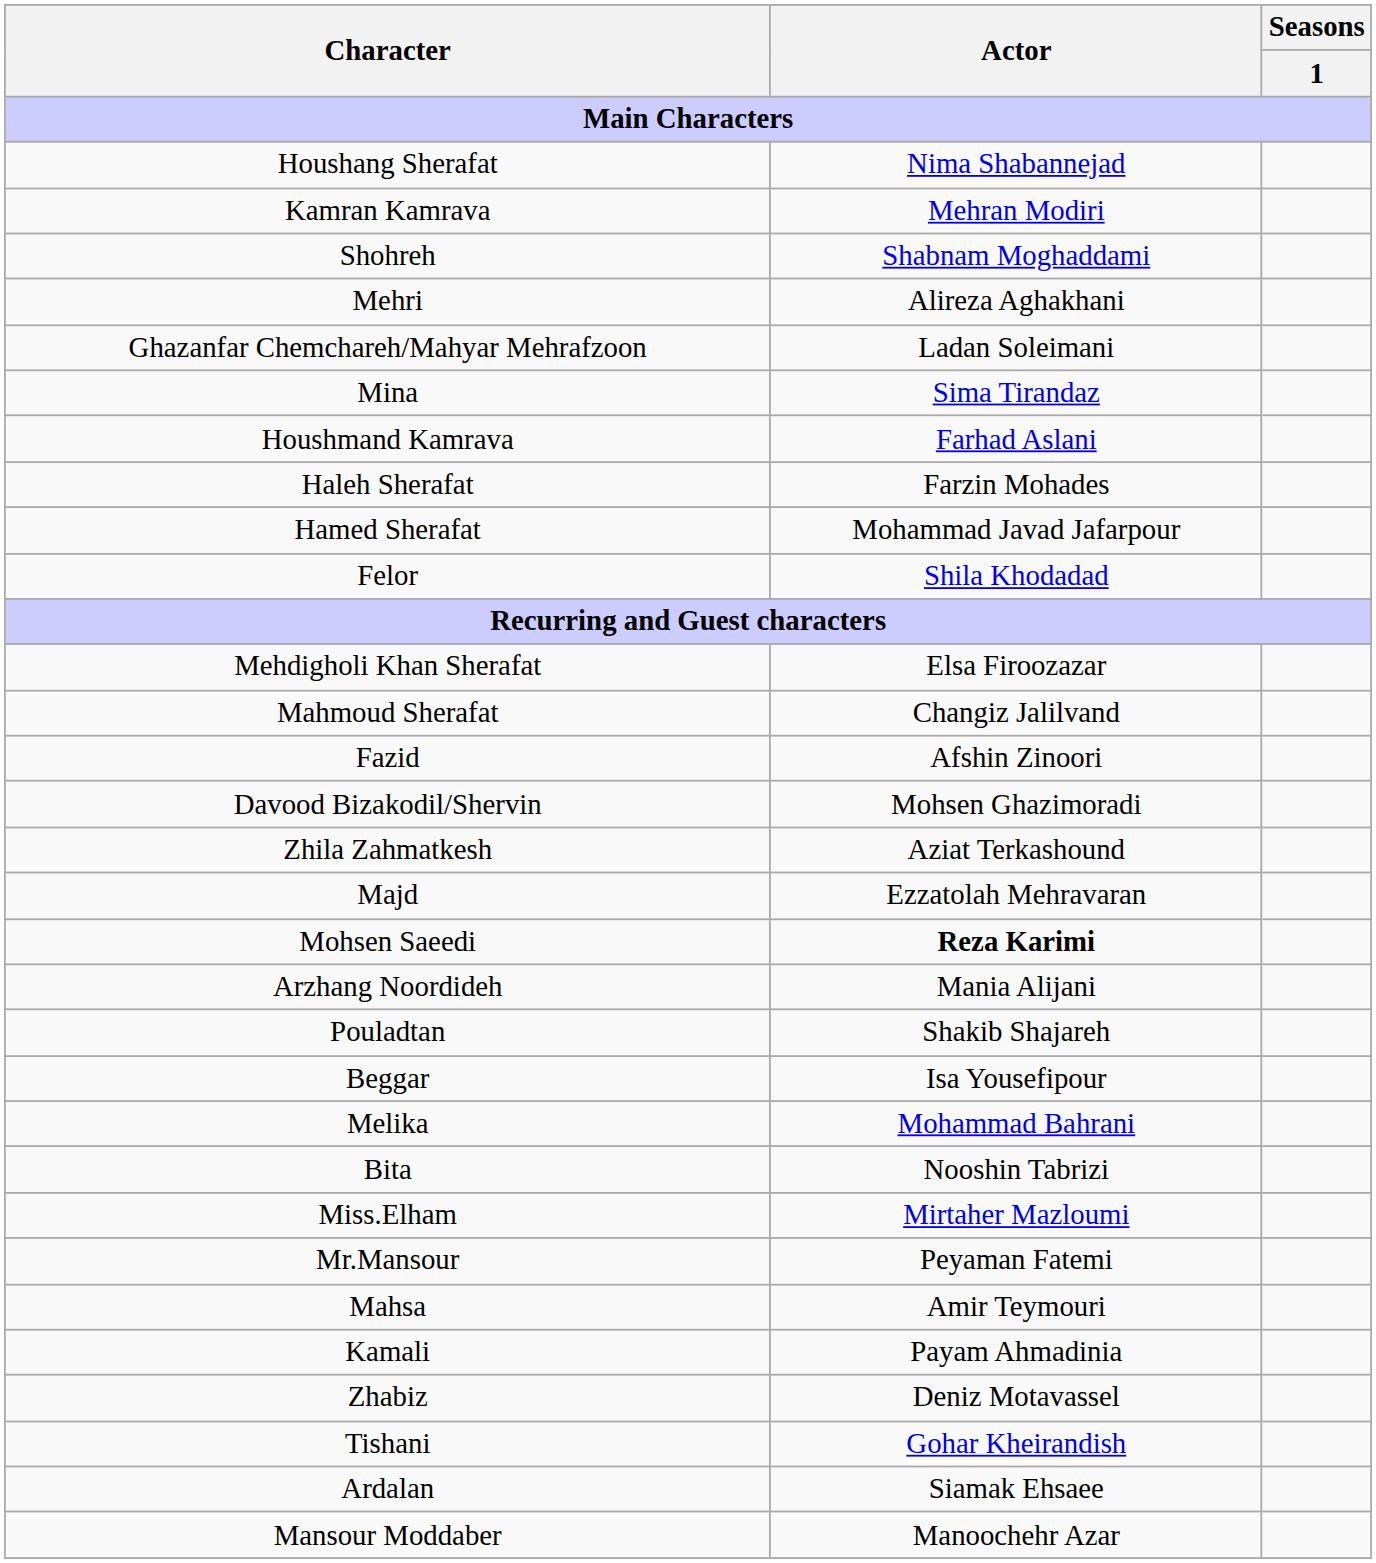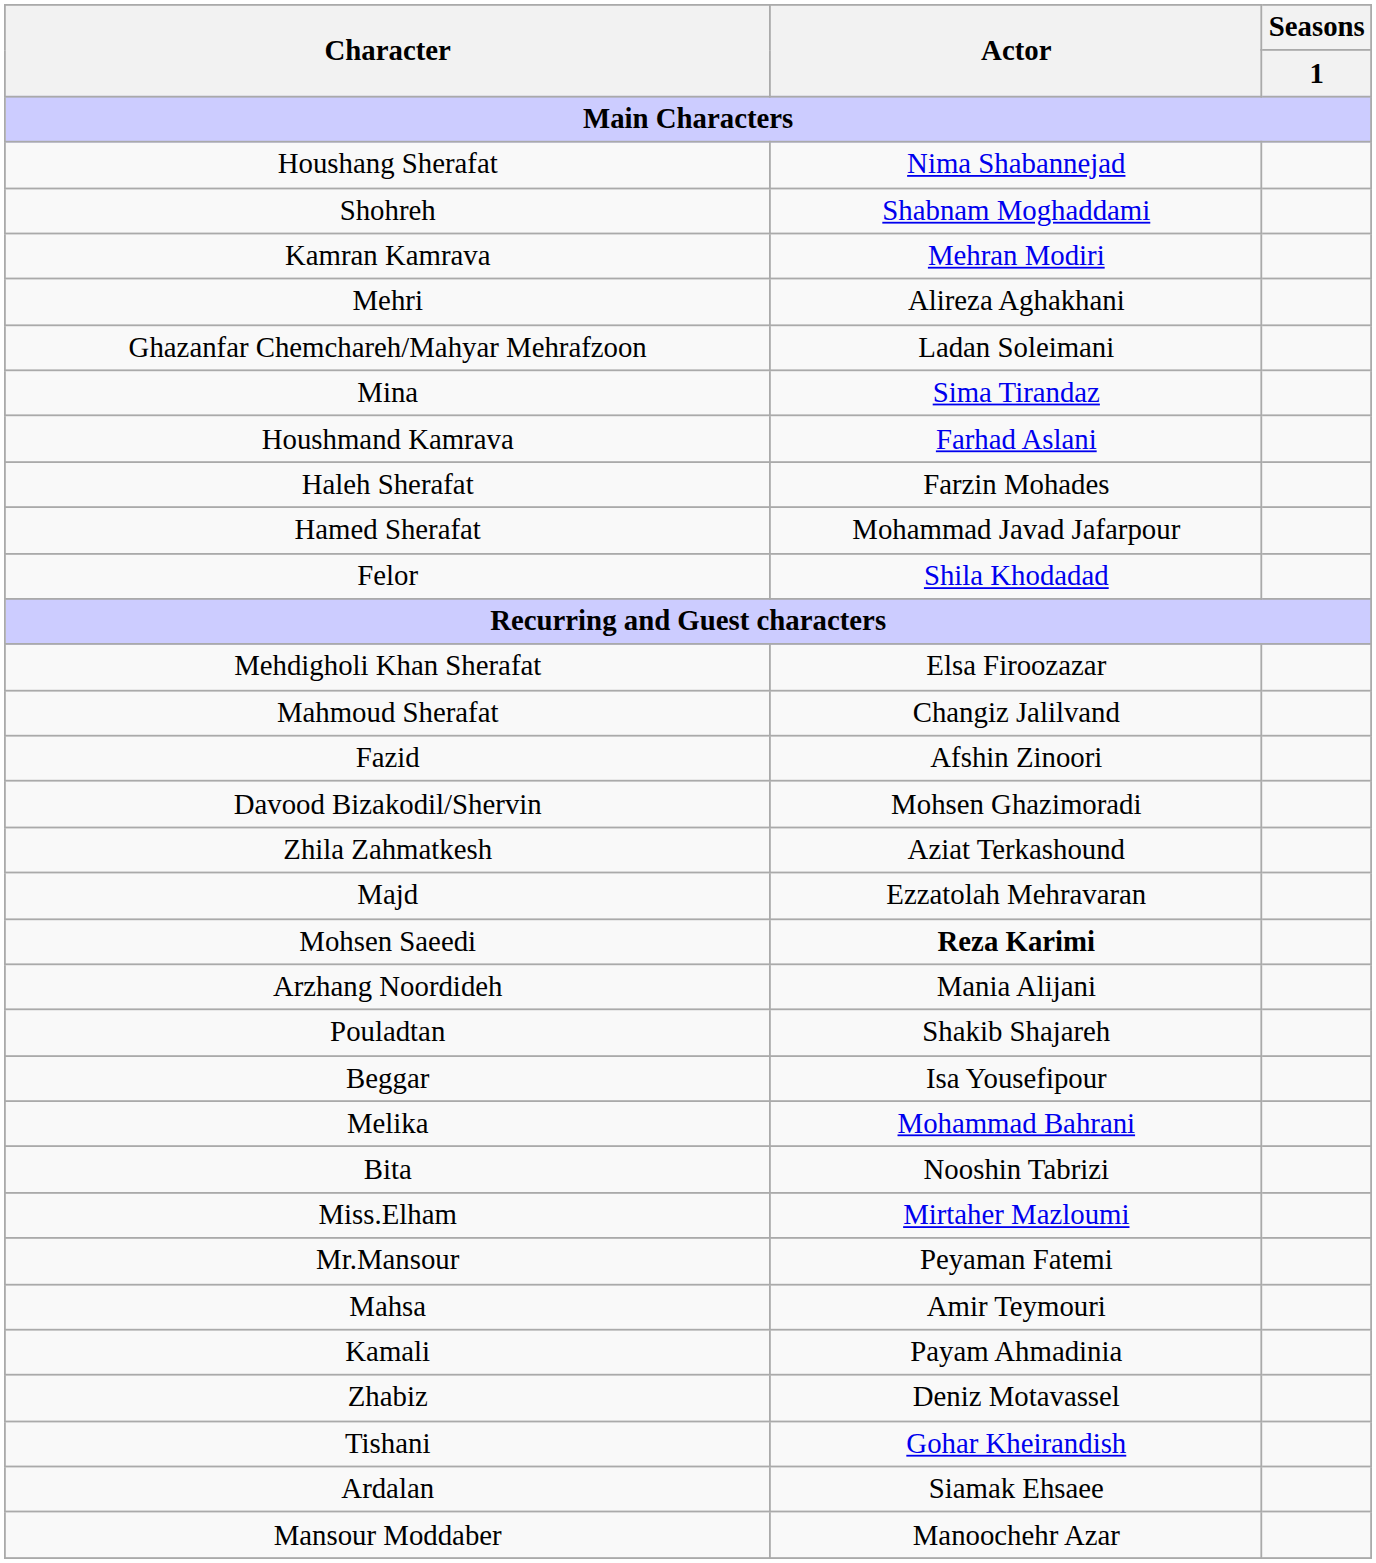rows swapped: (388, 210) <-> (388, 255)
